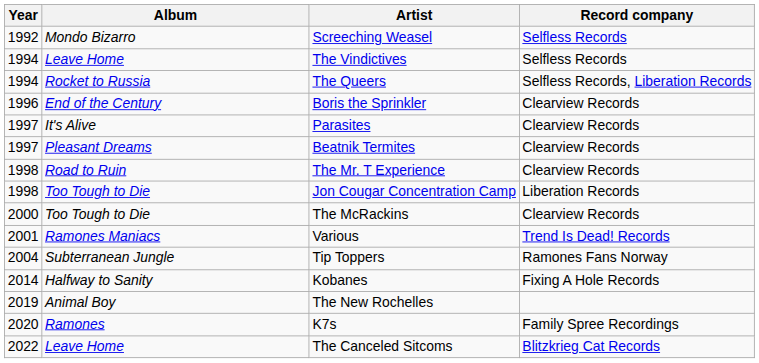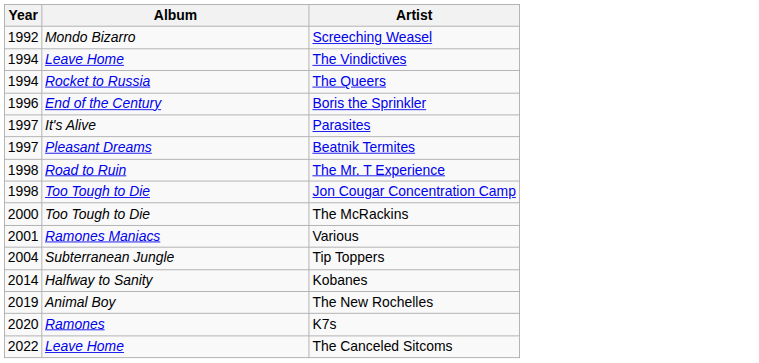- column: (637, 15)
